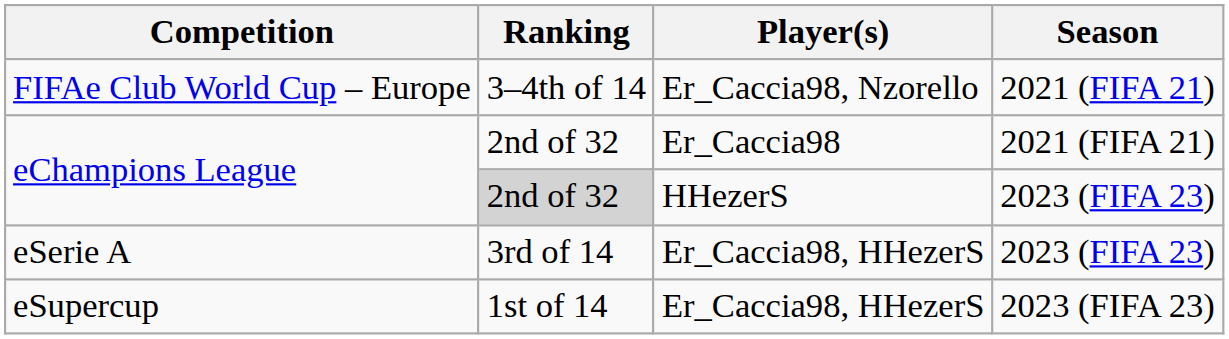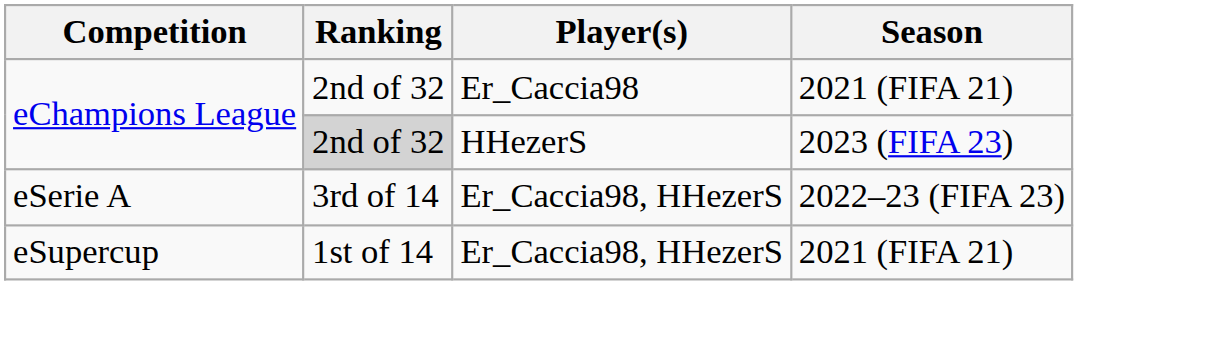- row: (242, 86)
(1108, 251) 2023 (FIFA 23) -> (932, 196) 2022–23 (FIFA 23)
(1108, 305) 2023 (FIFA 23) -> (906, 251) 2021 (FIFA 21)
